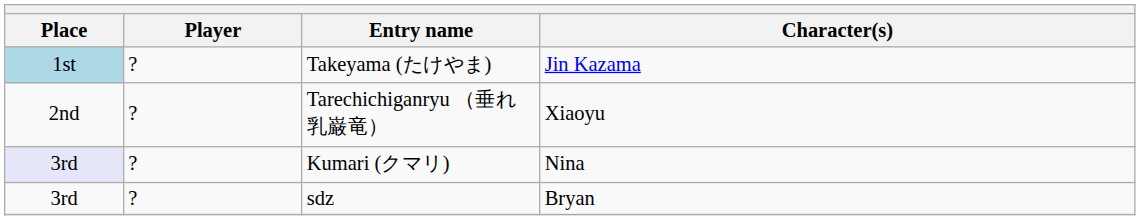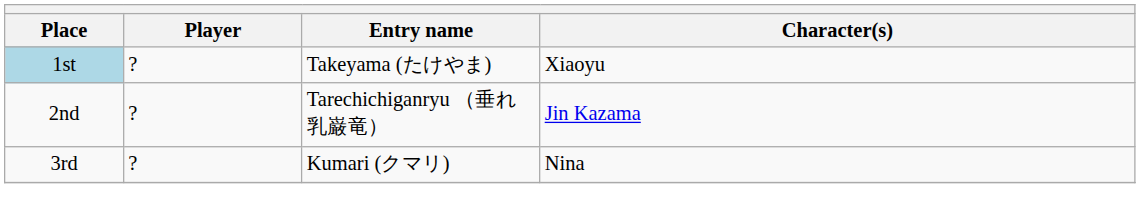(593, 64) Jin Kazama -> (575, 64) Xiaoyu
(575, 114) Xiaoyu -> (593, 114) Jin Kazama
(64, 164) lavender background -> (64, 164) no background
- row: (320, 198)
